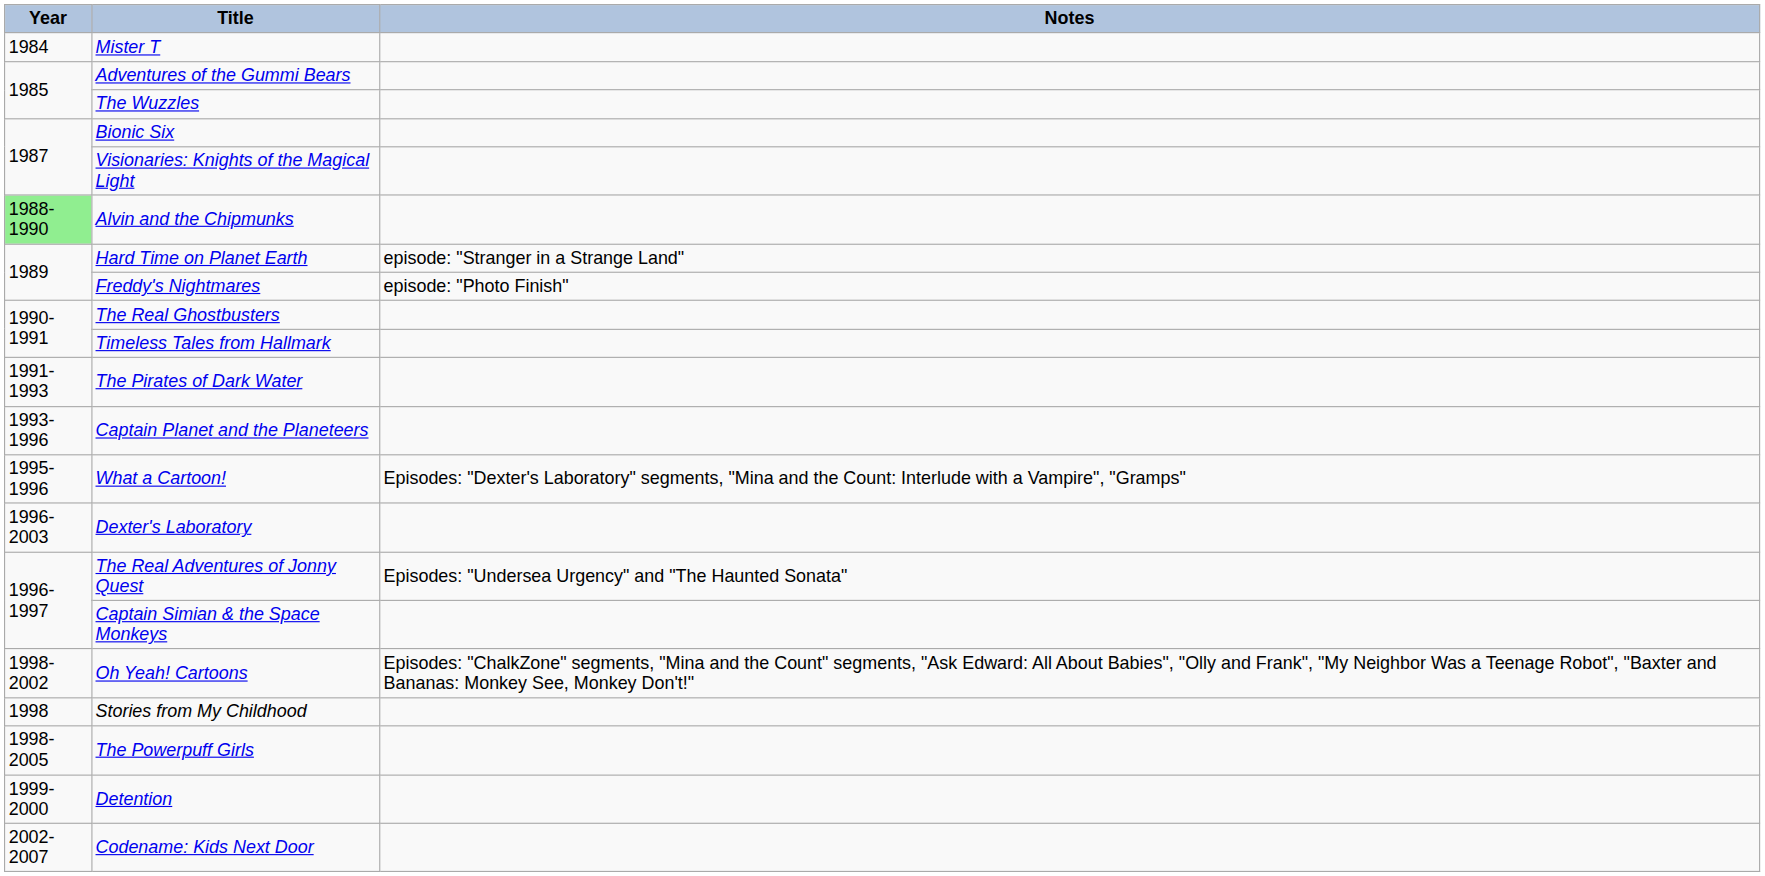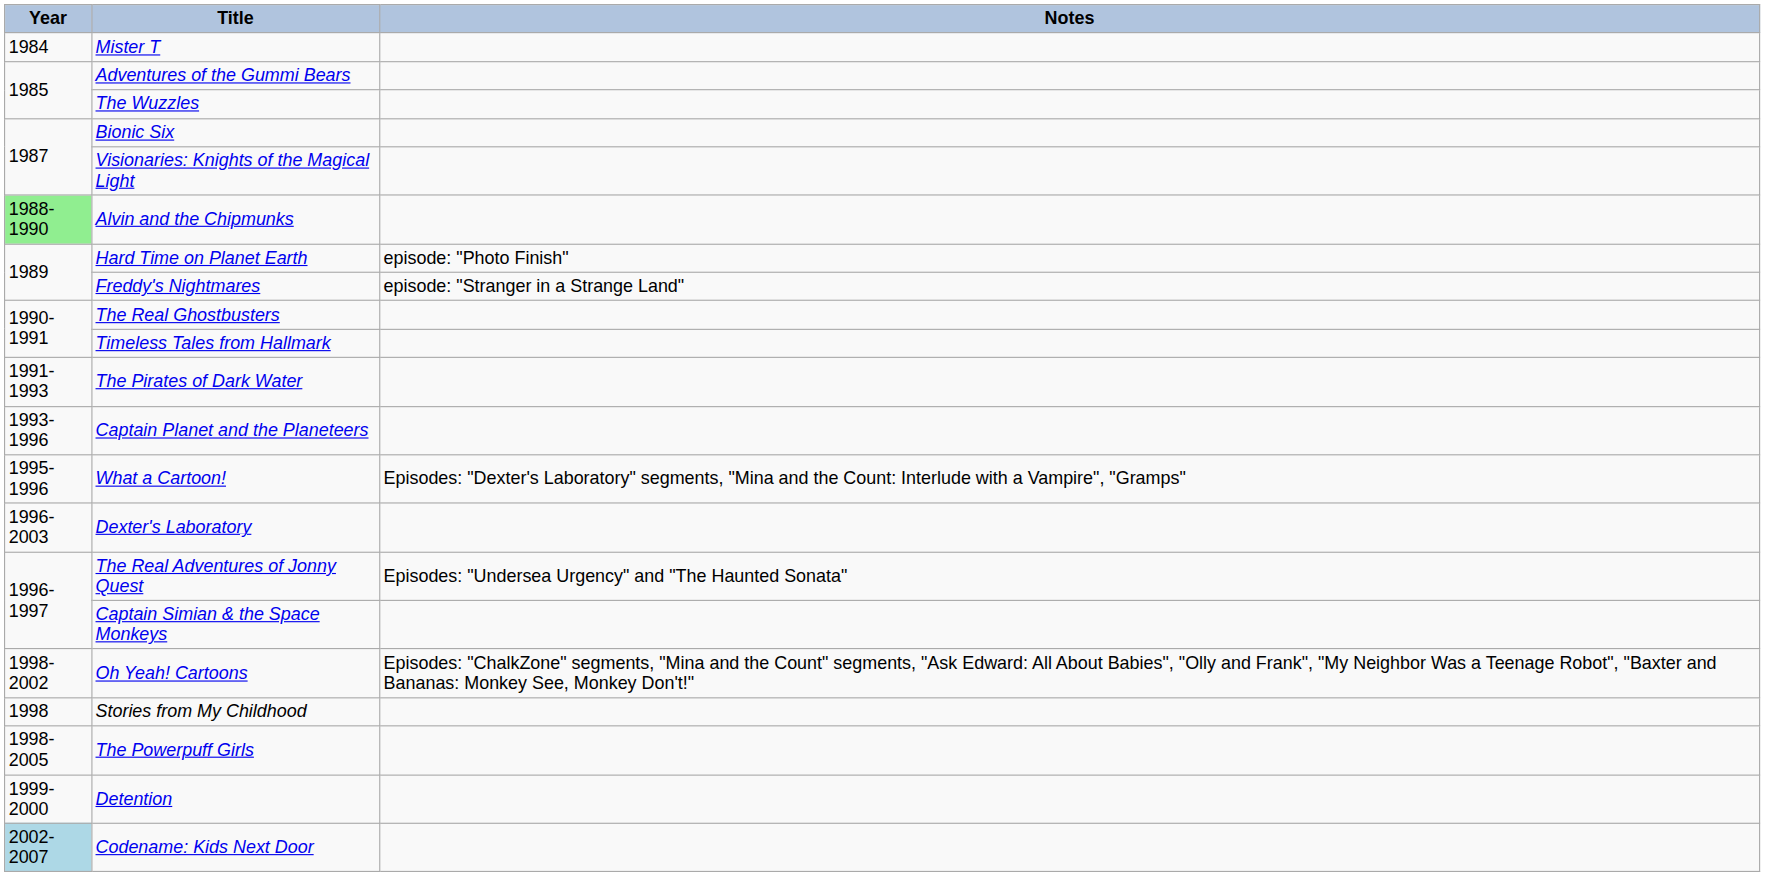(534, 257) episode: "Stranger in a Strange Land" -> (476, 257) episode: "Photo Finish"
(476, 286) episode: "Photo Finish" -> (534, 286) episode: "Stranger in a Strange Land"
(32, 847) no background -> (32, 847) lightblue background
